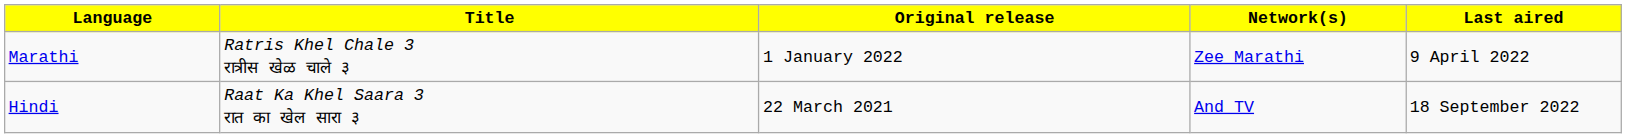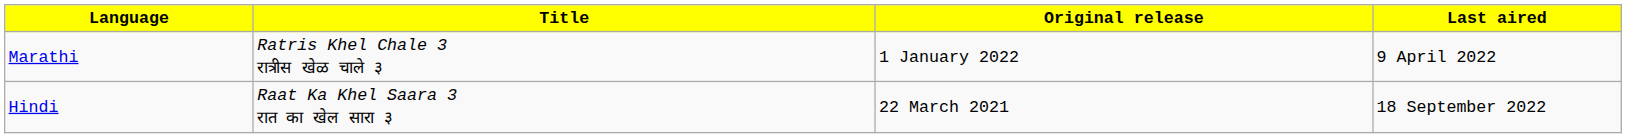- column: (1298, 18)
